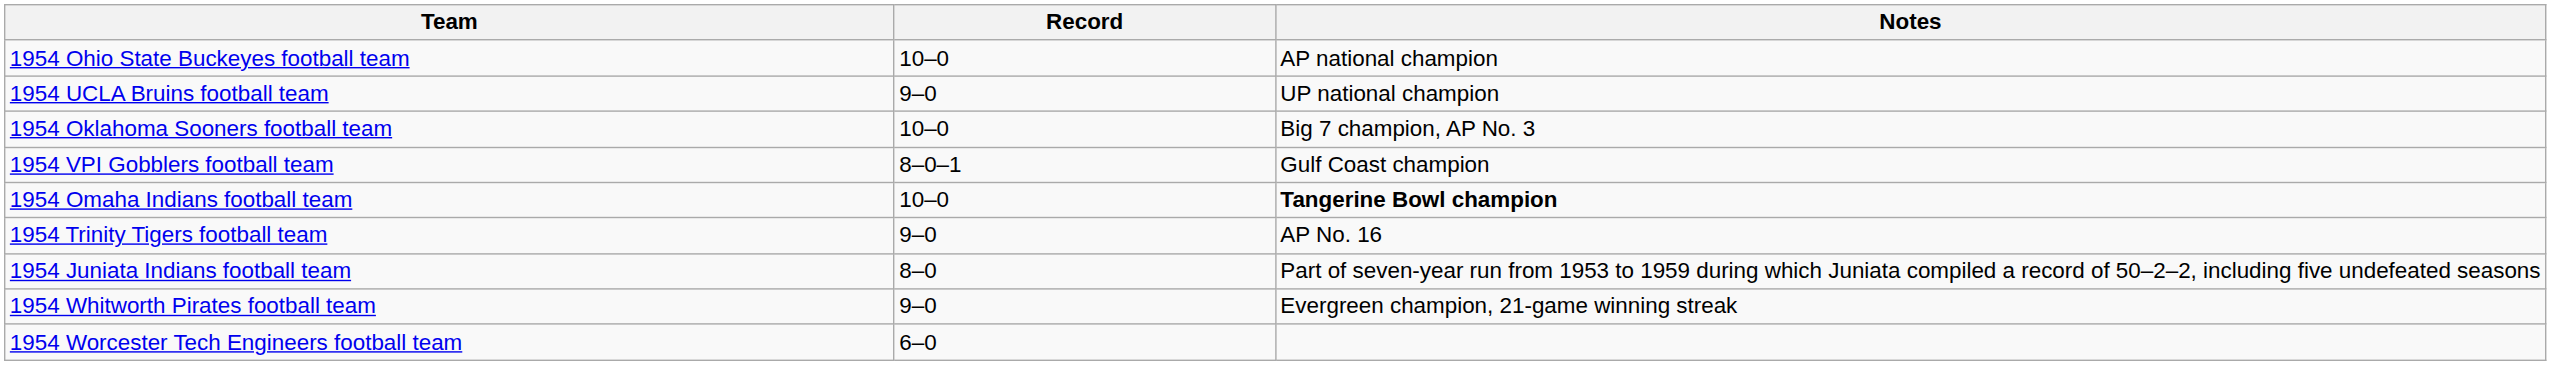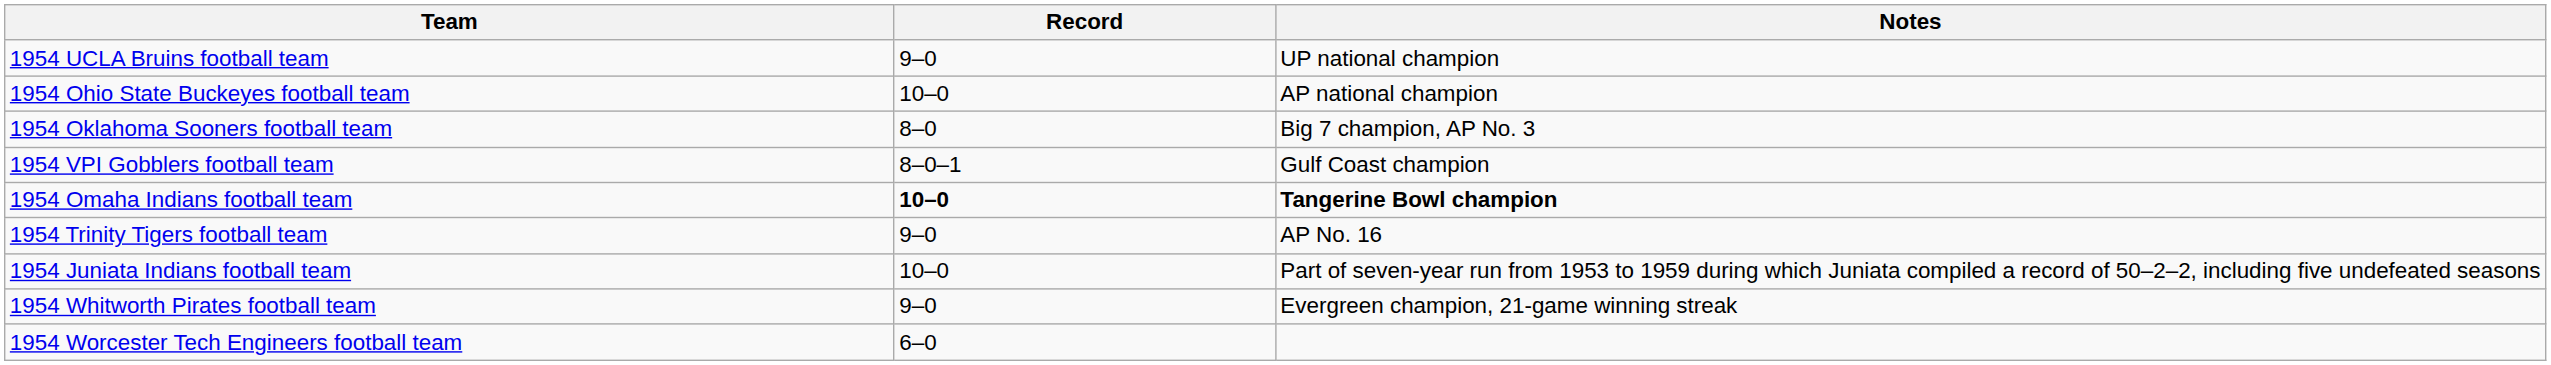rows swapped: (210, 57) <-> (169, 93)
(924, 128) 10–0 -> (918, 128) 8–0
(924, 199) normal -> (924, 199) bold
(918, 270) 8–0 -> (924, 270) 10–0
